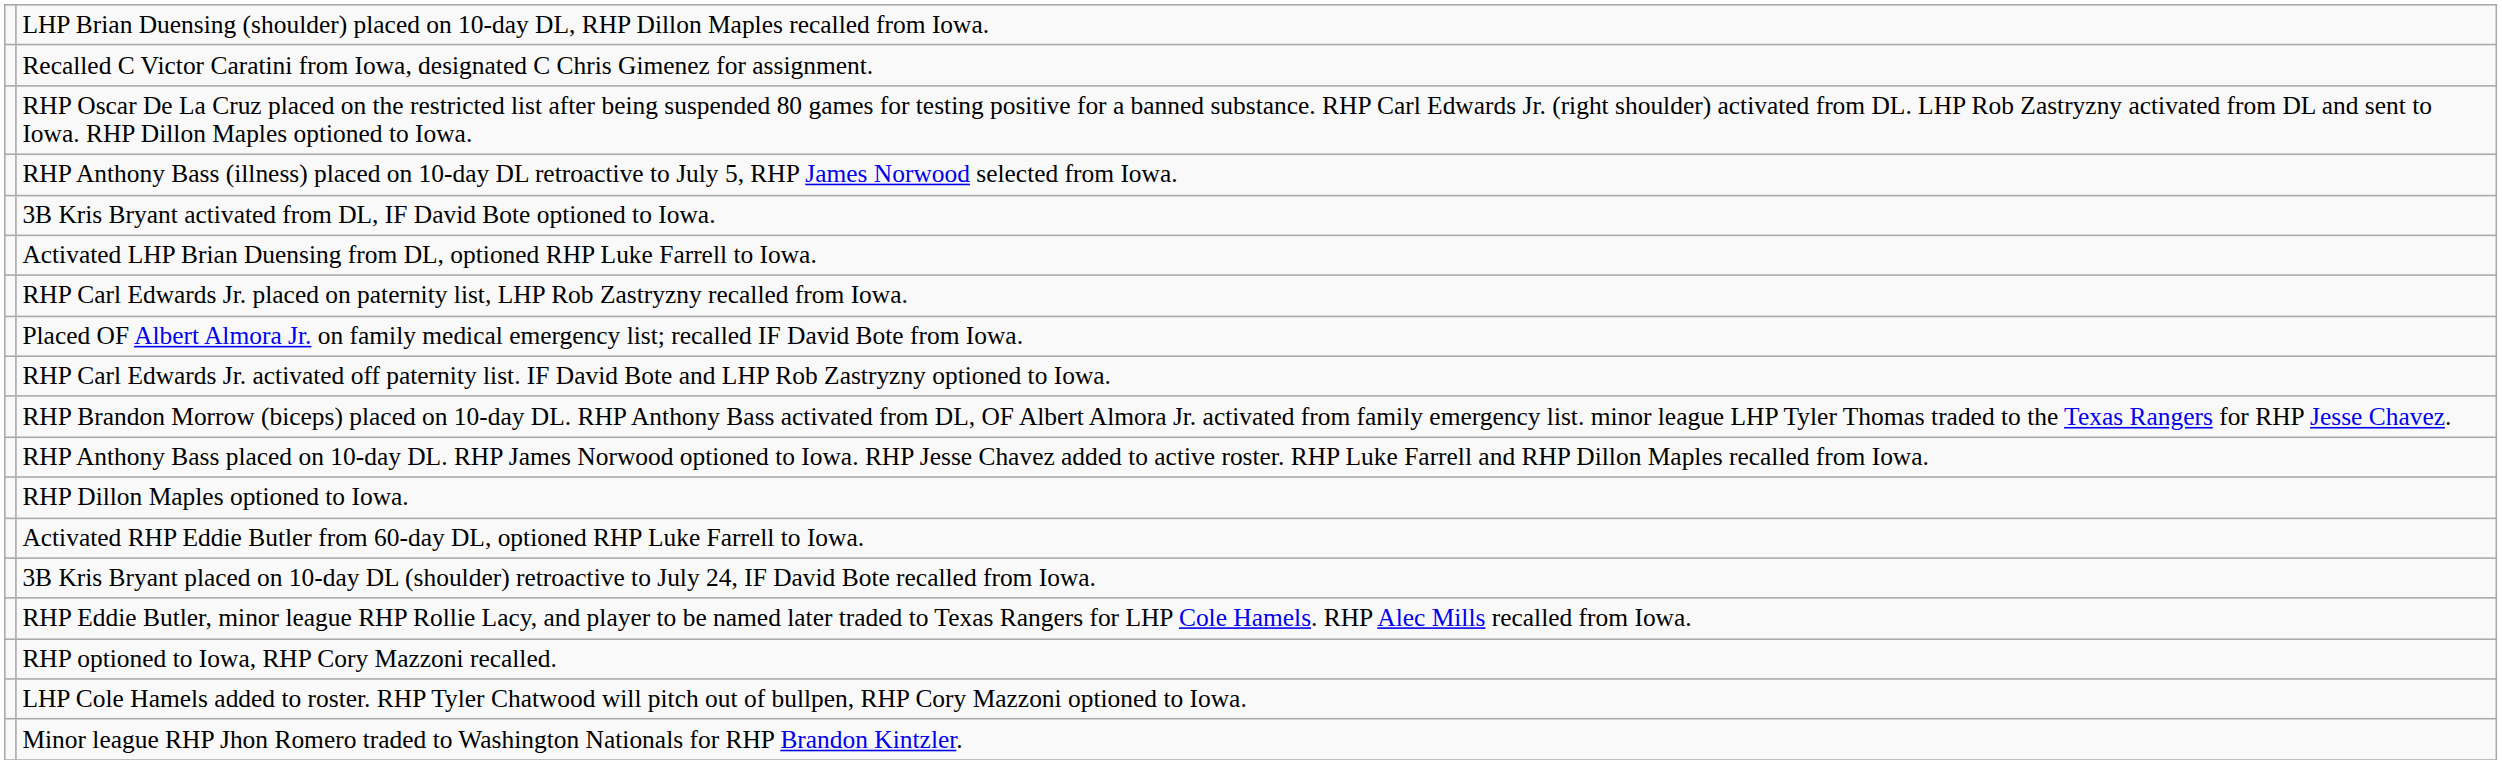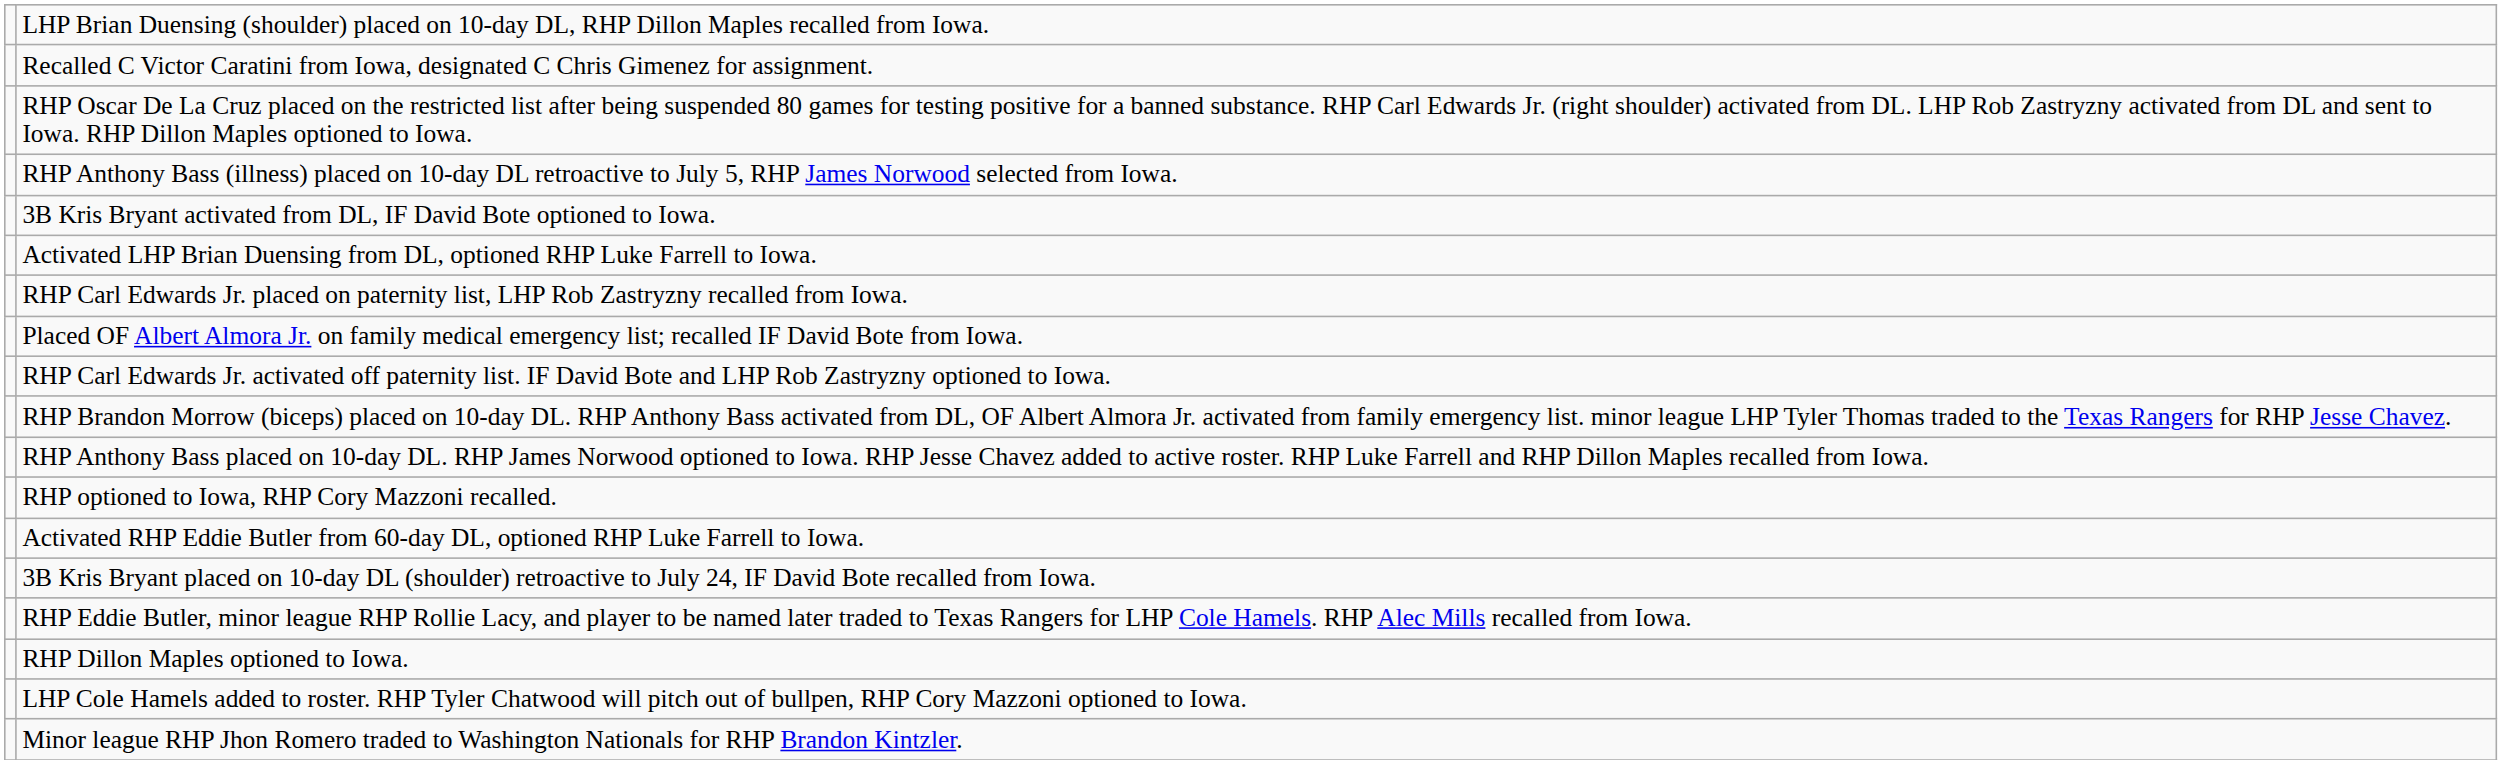rows swapped: (216, 497) <-> (290, 658)
